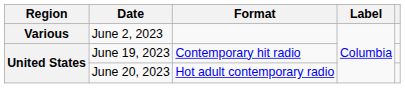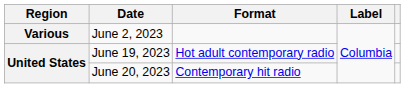(238, 53) Contemporary hit radio -> (255, 53) Hot adult contemporary radio
(255, 72) Hot adult contemporary radio -> (238, 72) Contemporary hit radio
